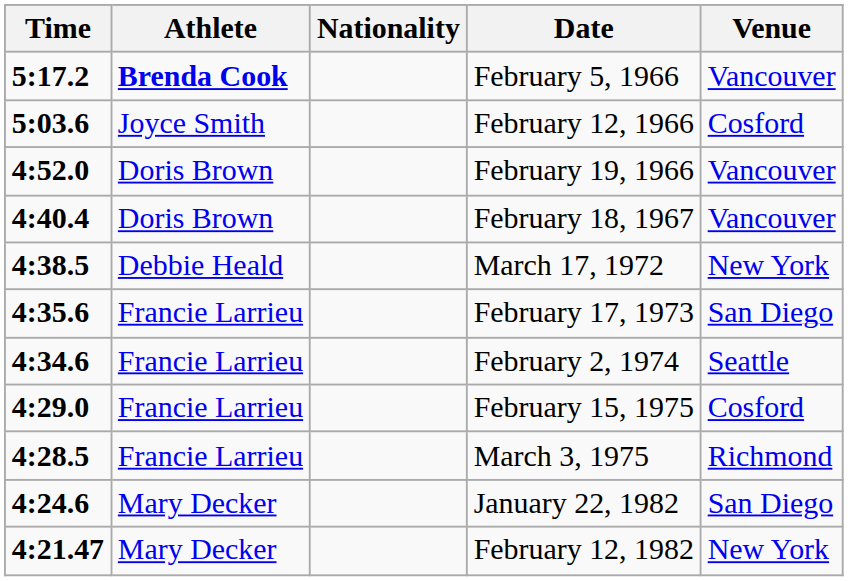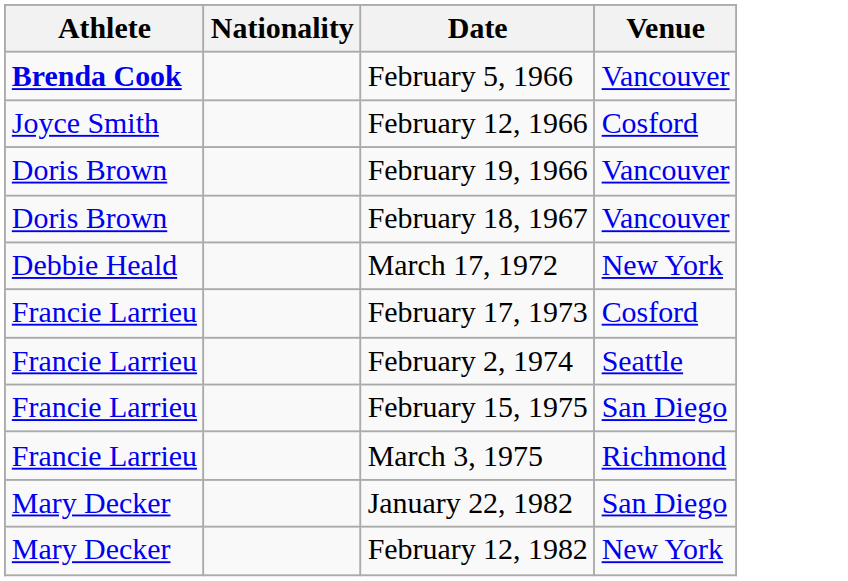- column: (58, 28)
(770, 312) San Diego -> (650, 312) Cosford
(756, 407) Cosford -> (664, 407) San Diego
